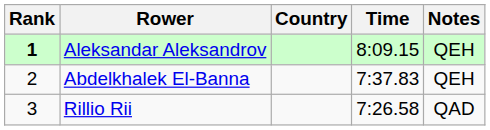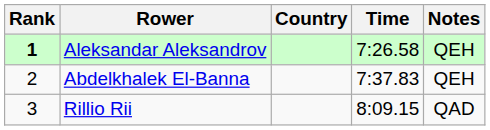(388, 49) 8:09.15 -> (388, 49) 7:26.58
(388, 109) 7:26.58 -> (388, 109) 8:09.15
